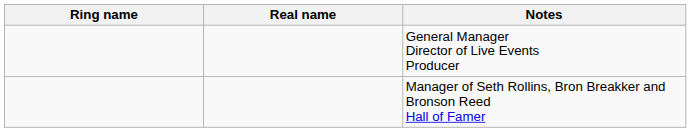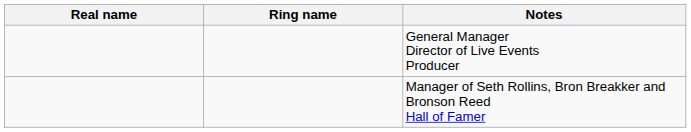columns swapped: (104, 15) <-> (303, 15)
